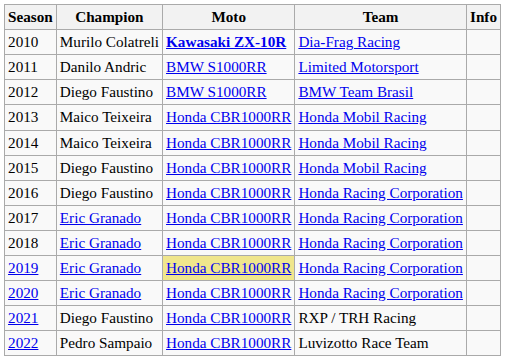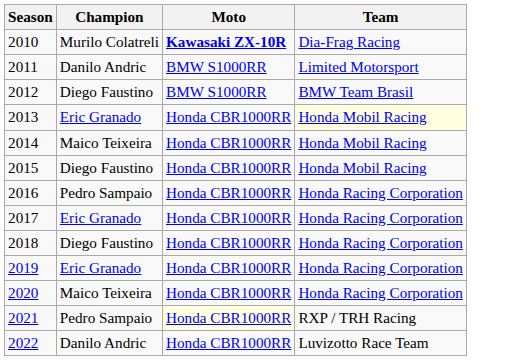- column: (483, 17)
(106, 117) Maico Teixeira -> (101, 117) Eric Granado
(363, 117) no background -> (363, 117) lightyellow background
(106, 192) Diego Faustino -> (106, 192) Pedro Sampaio
(101, 242) Eric Granado -> (106, 242) Diego Faustino
(229, 267) khaki background -> (229, 267) no background
(101, 292) Eric Granado -> (106, 292) Maico Teixeira
(106, 317) Diego Faustino -> (106, 317) Pedro Sampaio
(229, 317) no background -> (229, 317) lightyellow background
(106, 343) Pedro Sampaio -> (103, 343) Danilo Andric
